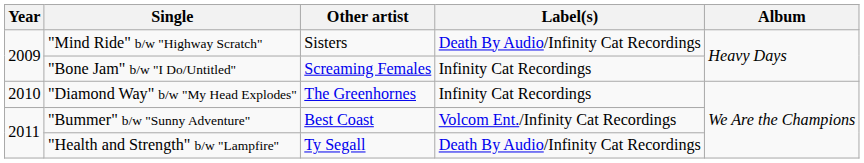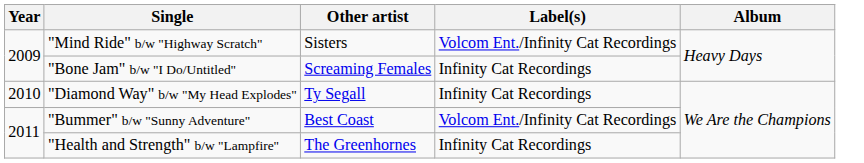(570, 42) Death By Audio/Infinity Cat Recordings -> (558, 42) Volcom Ent./Infinity Cat Recordings
(360, 94) The Greenhornes -> (335, 94) Ty Segall
(335, 145) Ty Segall -> (360, 145) The Greenhornes
(570, 145) Death By Audio/Infinity Cat Recordings -> (515, 145) Infinity Cat Recordings
